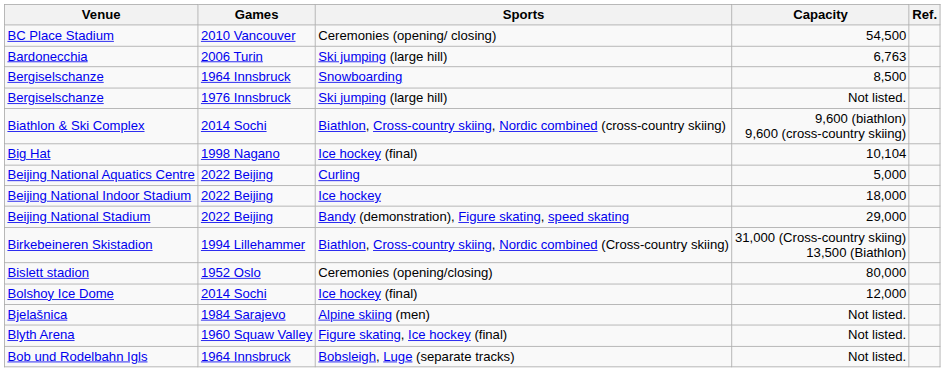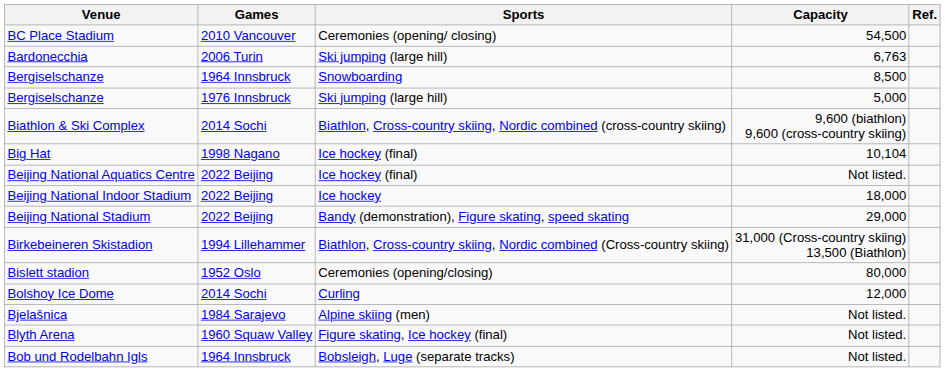(877, 98) Not listed. -> (890, 98) 5,000
(339, 175) Curling -> (368, 175) Ice hockey (final)
(890, 175) 5,000 -> (877, 175) Not listed.
(368, 294) Ice hockey (final) -> (339, 294) Curling
